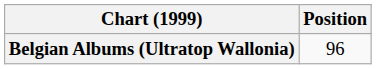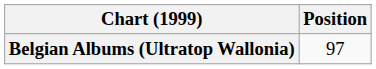(335, 48) 96 -> (335, 48) 97
